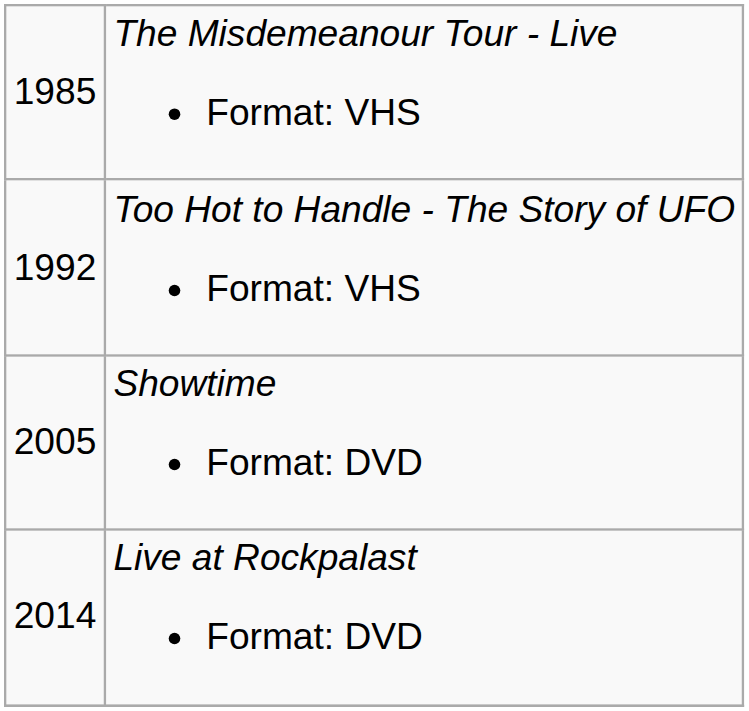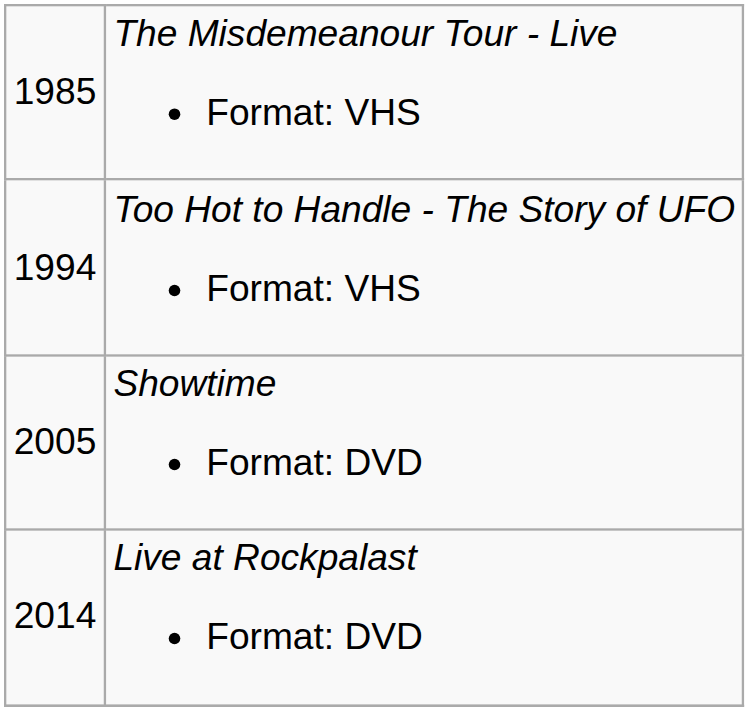(55, 266) 1992 -> (55, 266) 1994
